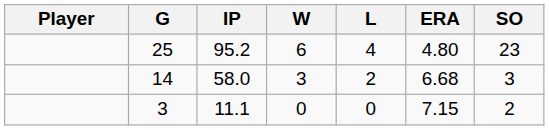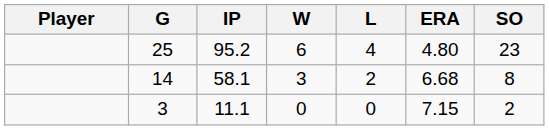(232, 79) 58.0 -> (232, 79) 58.1
(509, 79) 3 -> (509, 79) 8
